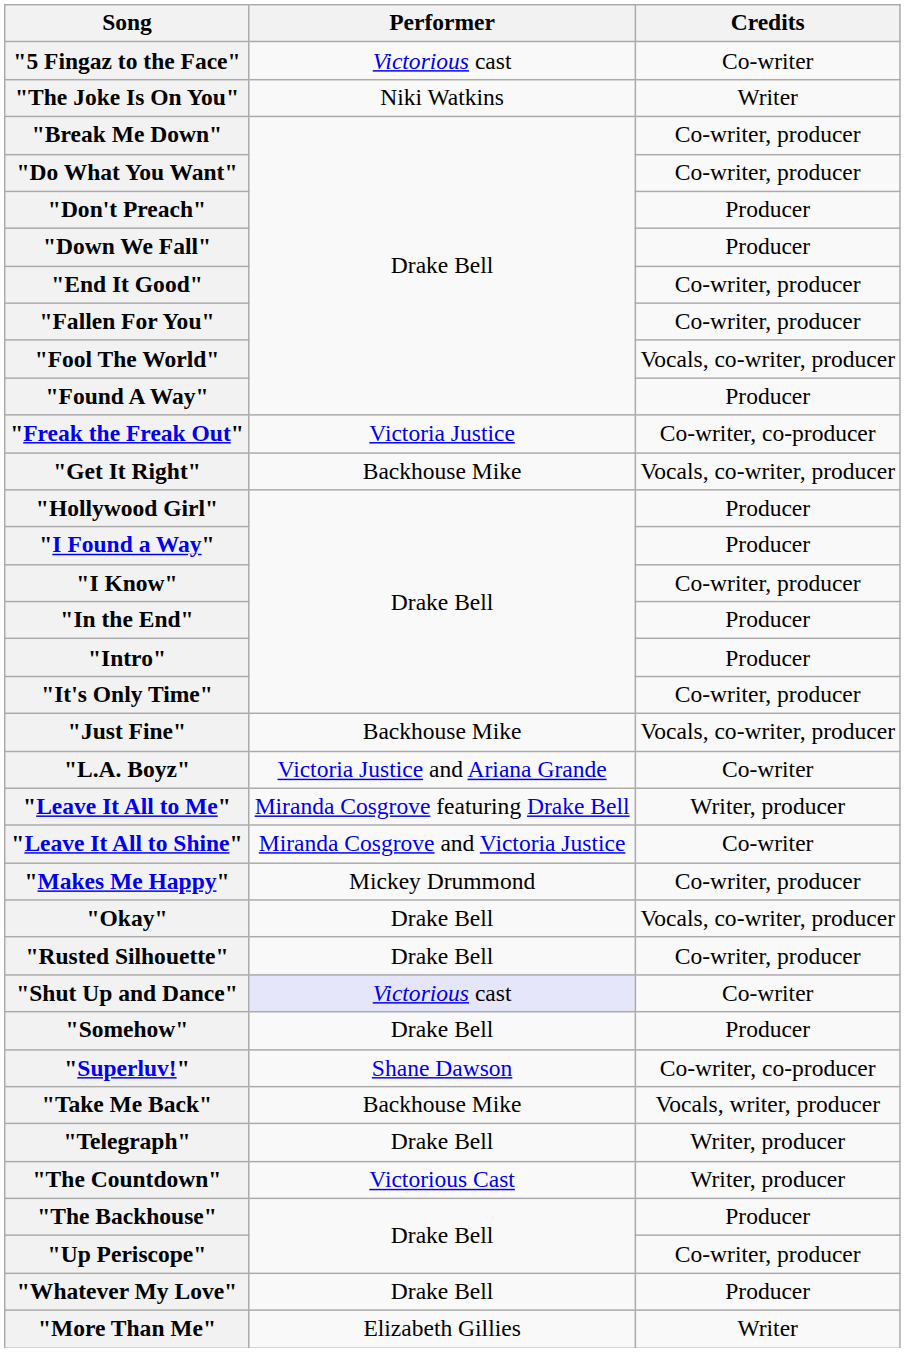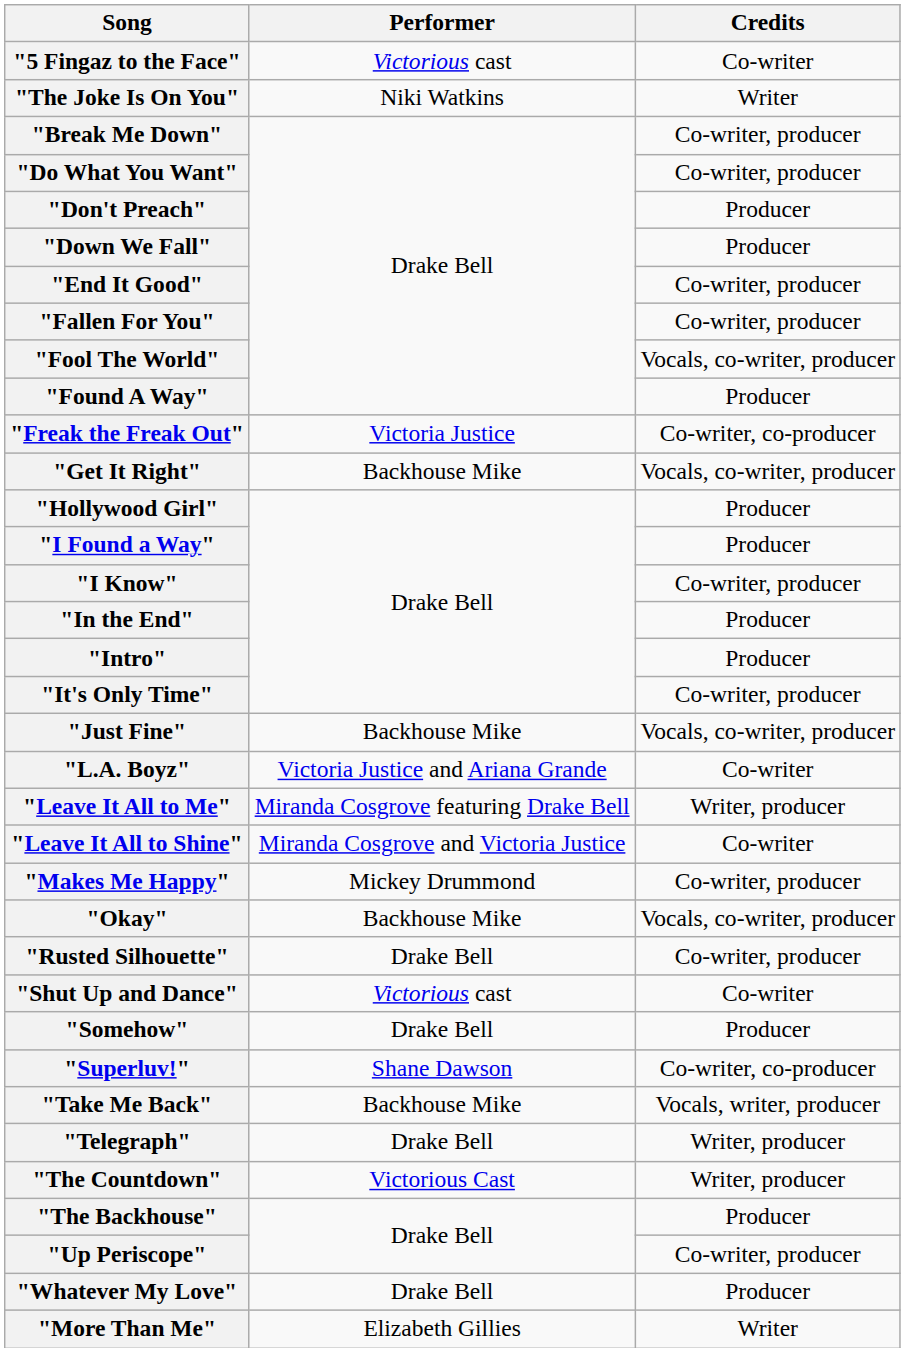(442, 918) Drake Bell -> (442, 918) Backhouse Mike
(442, 992) lavender background -> (442, 992) no background
